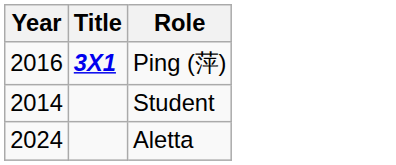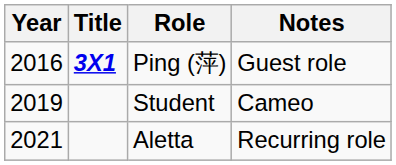+ column: (312, 23)
(37, 102) 2014 -> (37, 102) 2019
(37, 140) 2024 -> (37, 140) 2021
